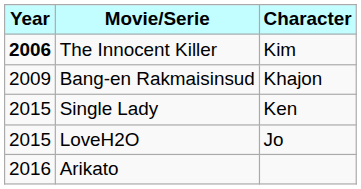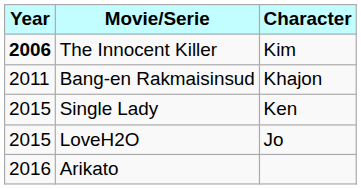(30, 79) 2009 -> (29, 79) 2011
